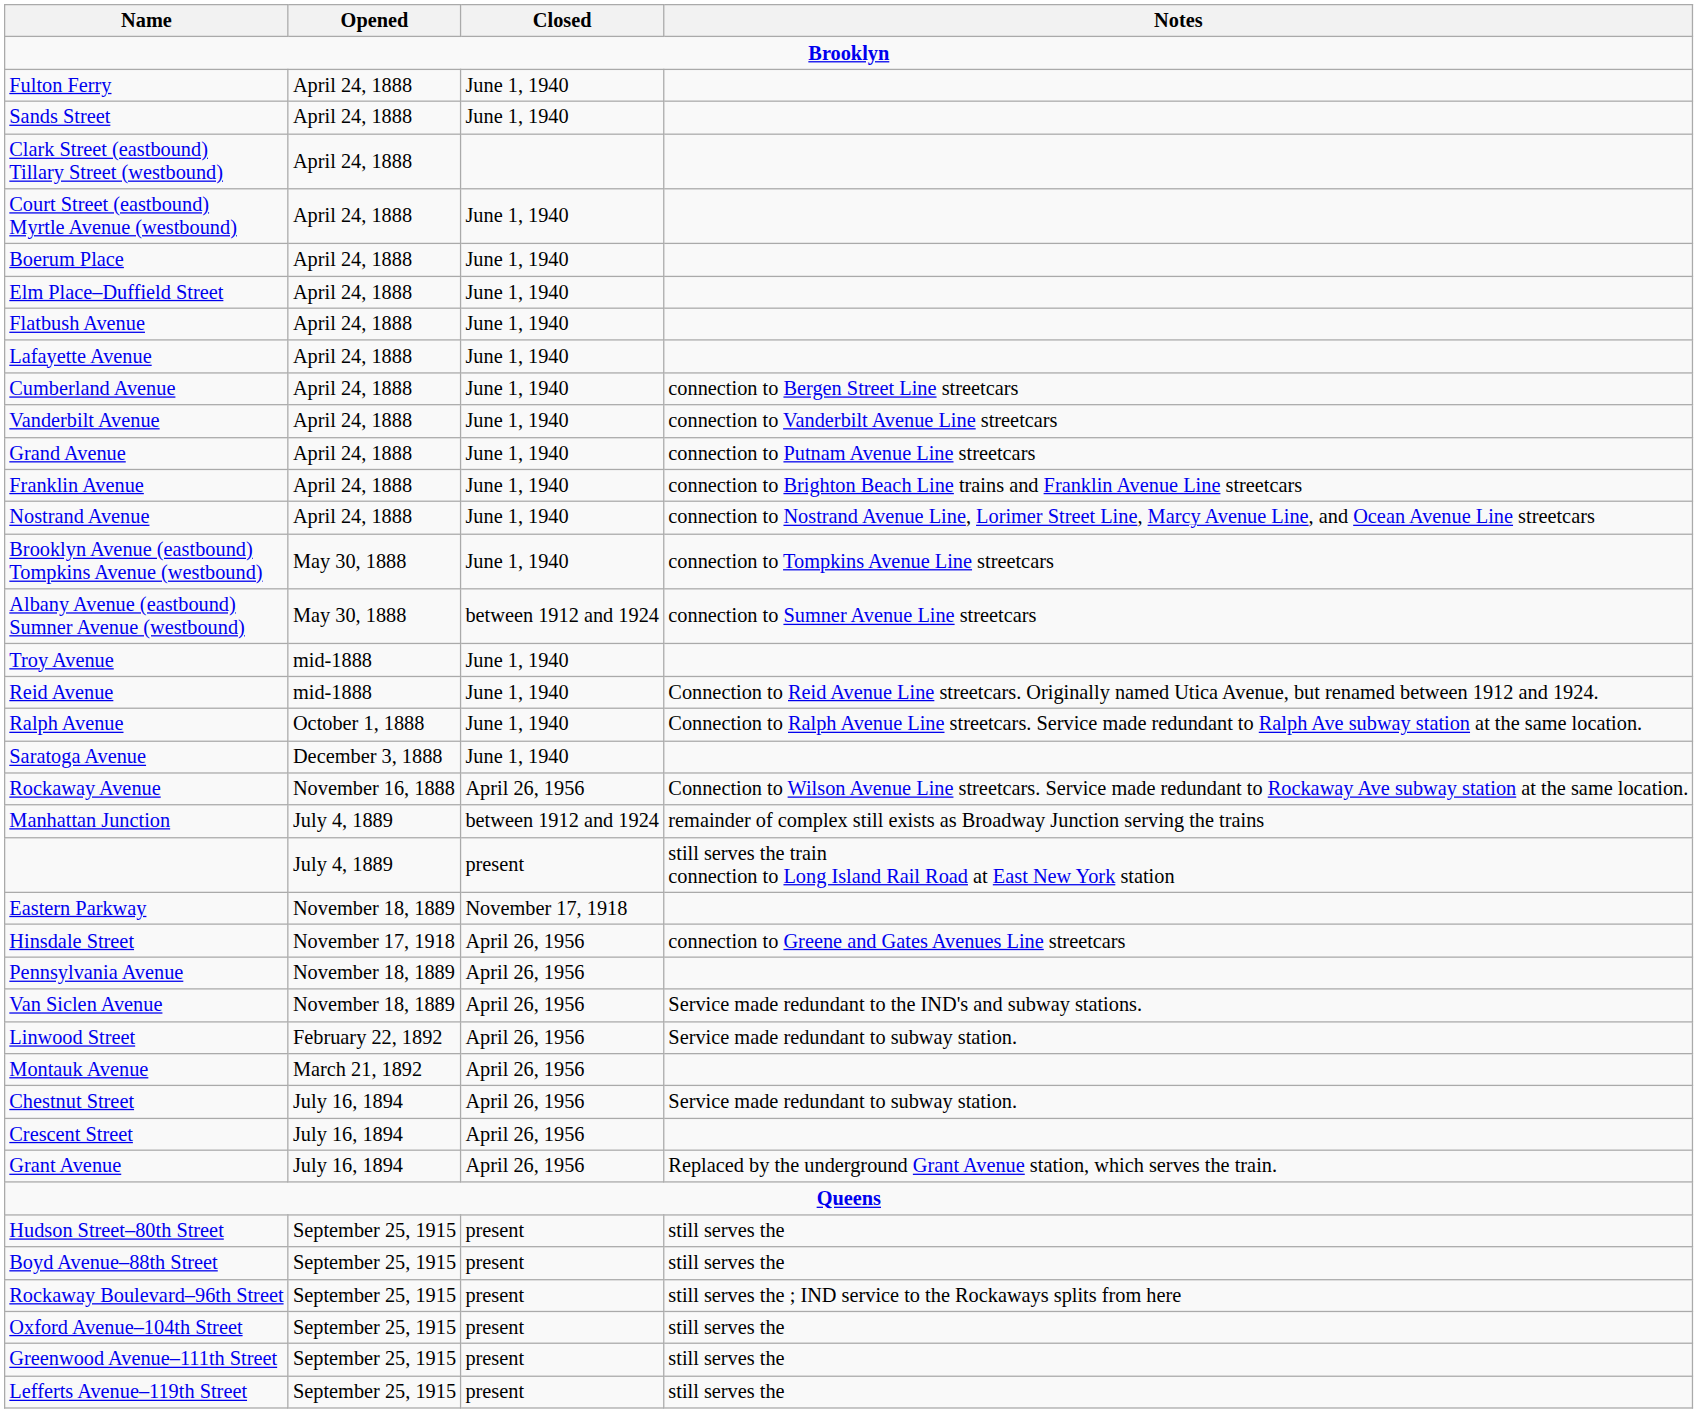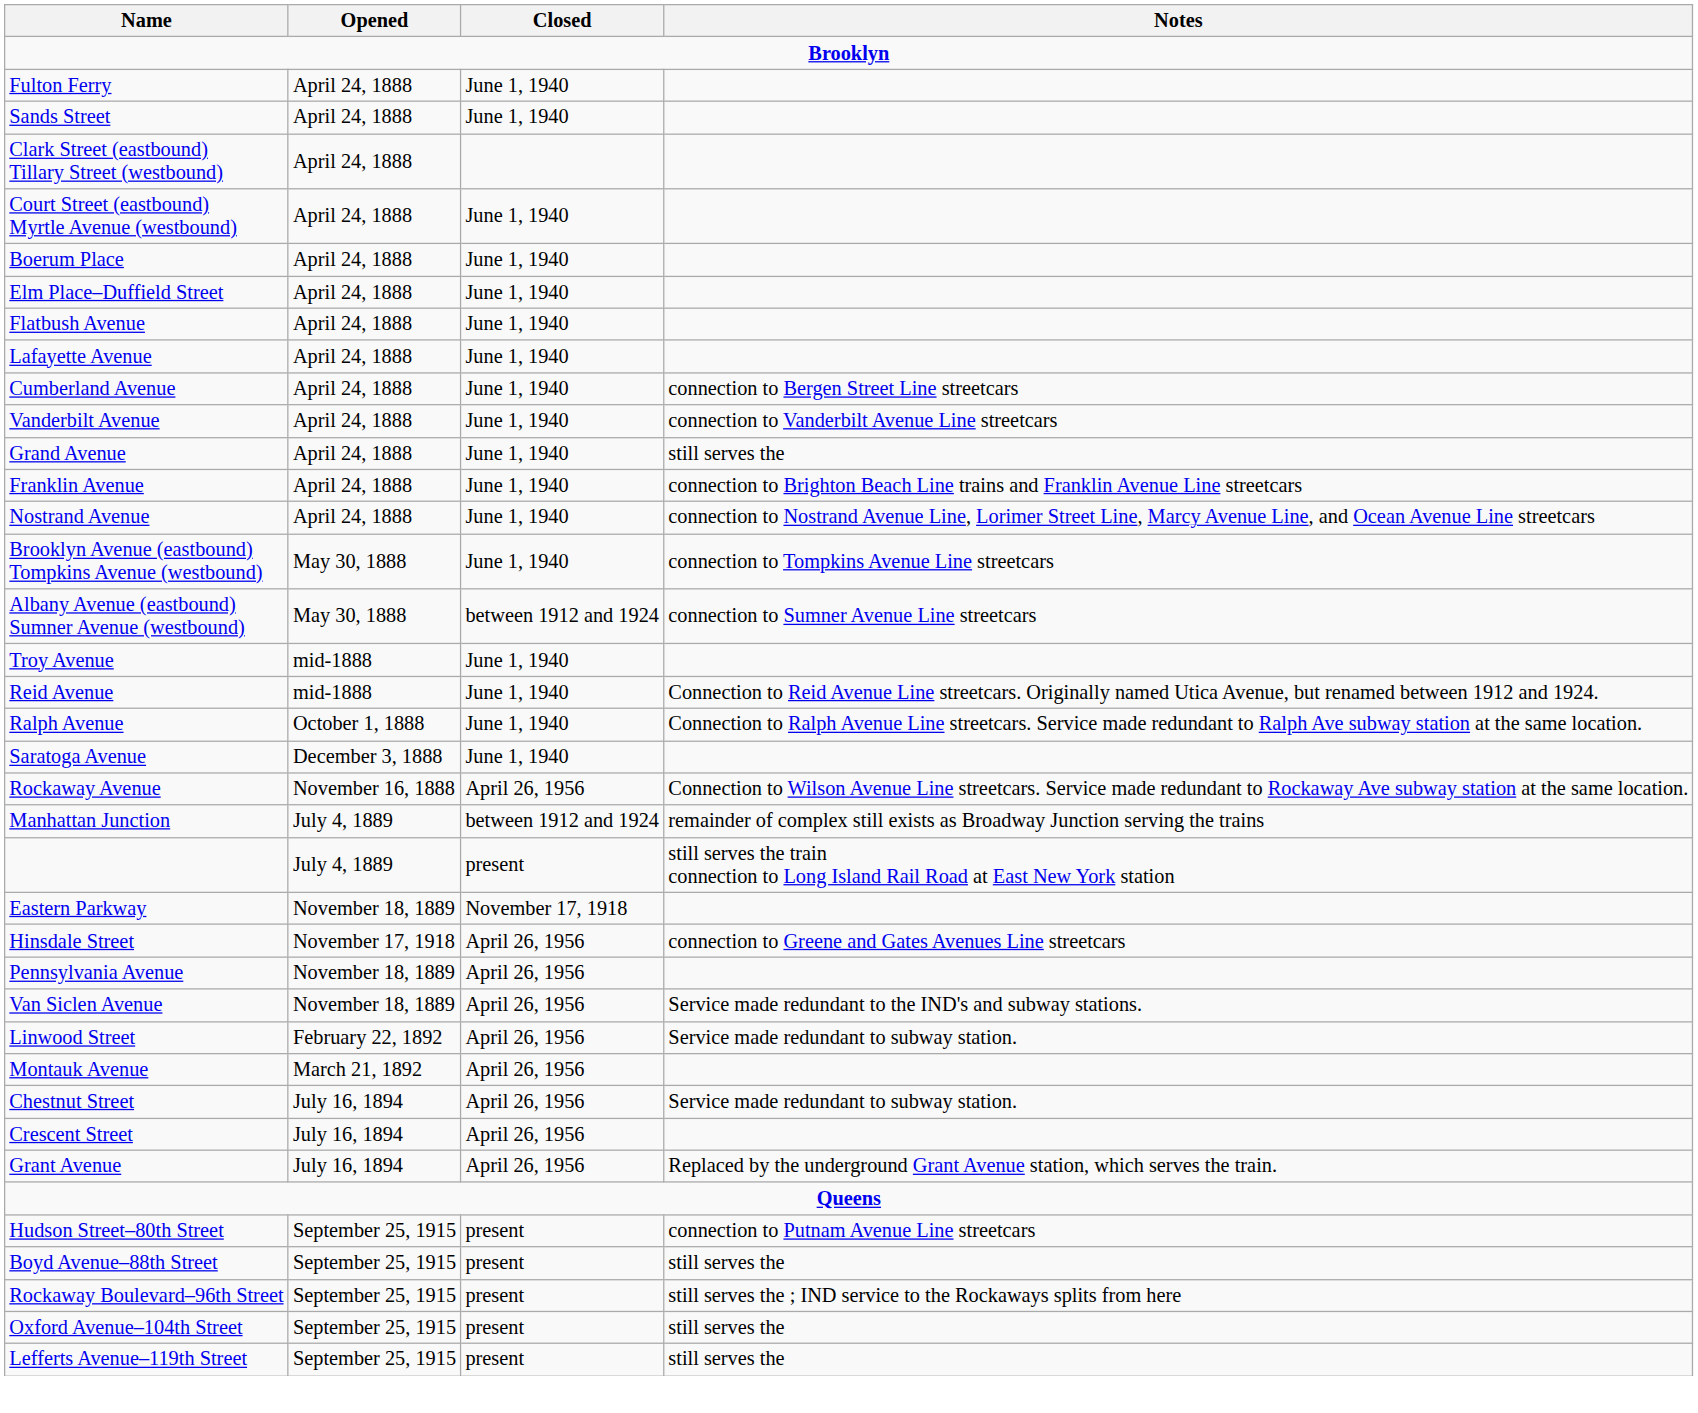(852, 453) connection to Putnam Avenue Line streetcars -> (726, 453) still serves the
(726, 1230) still serves the -> (852, 1230) connection to Putnam Avenue Line streetcars
- row: (143, 1359)
